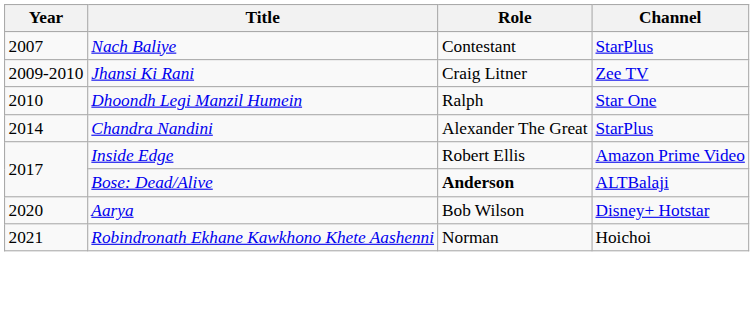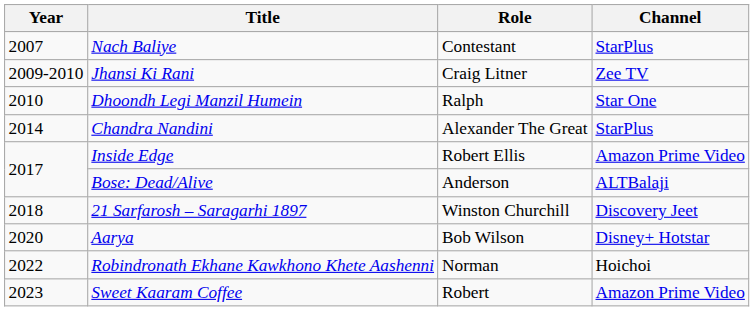(478, 182) bold -> (476, 182) normal
+ row: (199, 210)
(26, 237) 2021 -> (26, 264) 2022
+ row: (167, 292)
